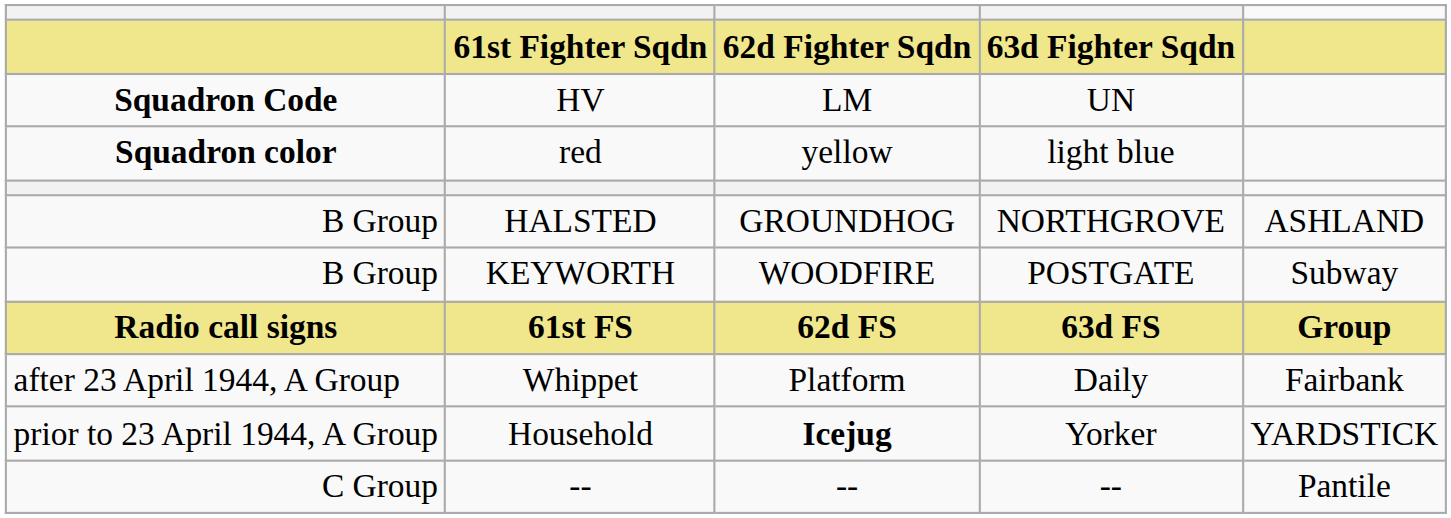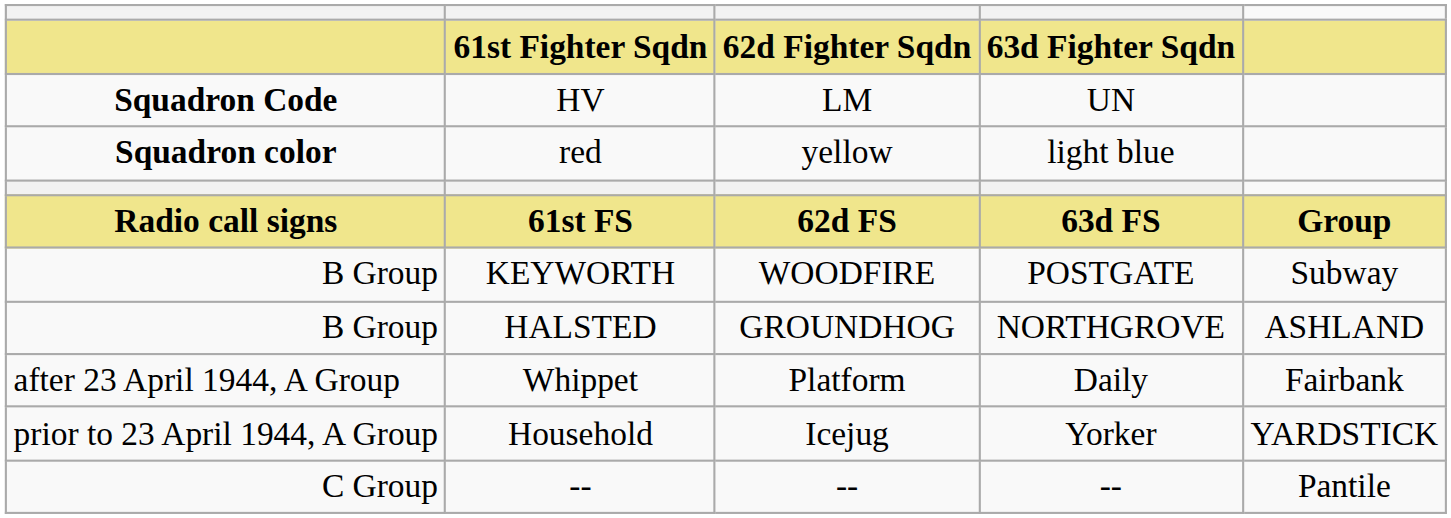rows swapped: (580, 327) <-> (580, 220)
(847, 433) bold -> (847, 433) normal
